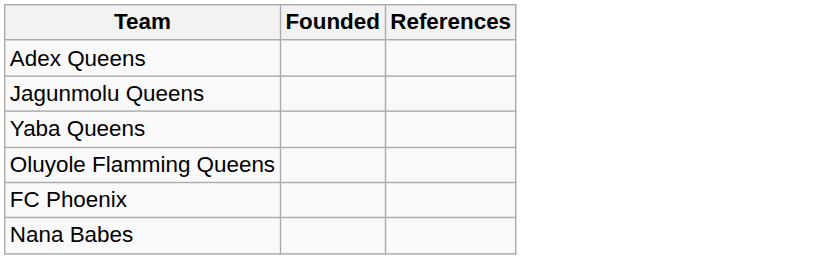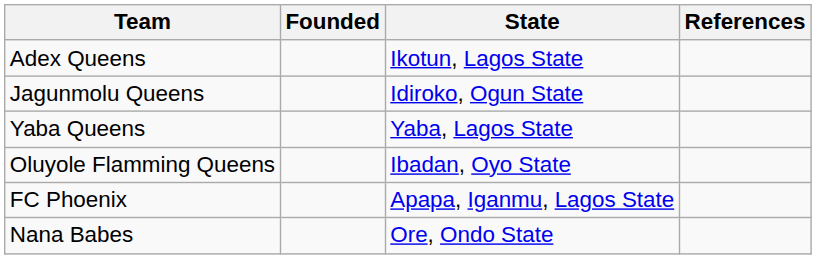+ column: (532, 22)
